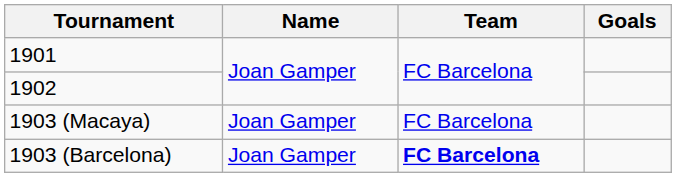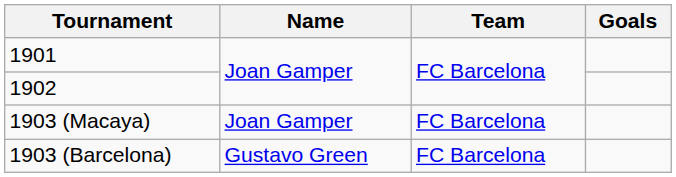(292, 155) Joan Gamper -> (296, 155) Gustavo Green
(471, 155) bold -> (481, 155) normal
